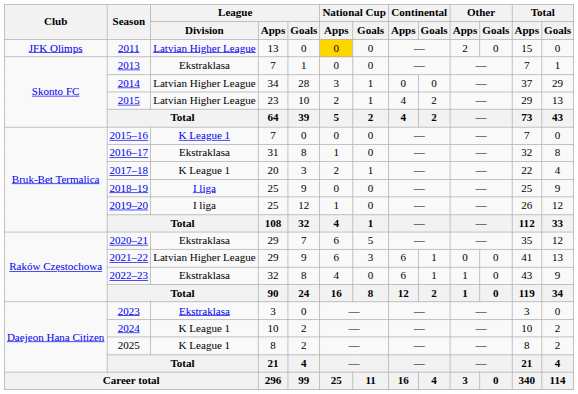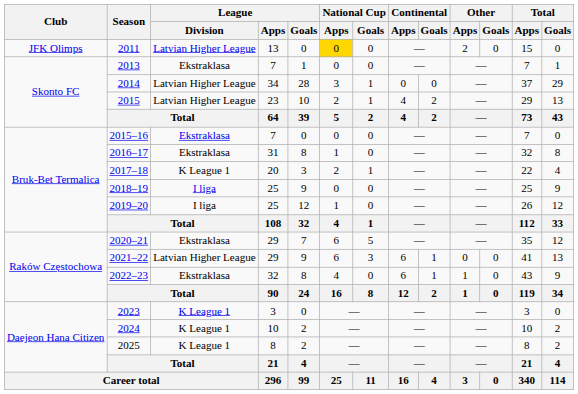(204, 135) K League 1 -> (204, 135) Ekstraklasa
(204, 310) Ekstraklasa -> (204, 310) K League 1
